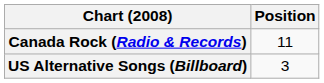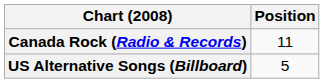(285, 66) 3 -> (285, 66) 5
